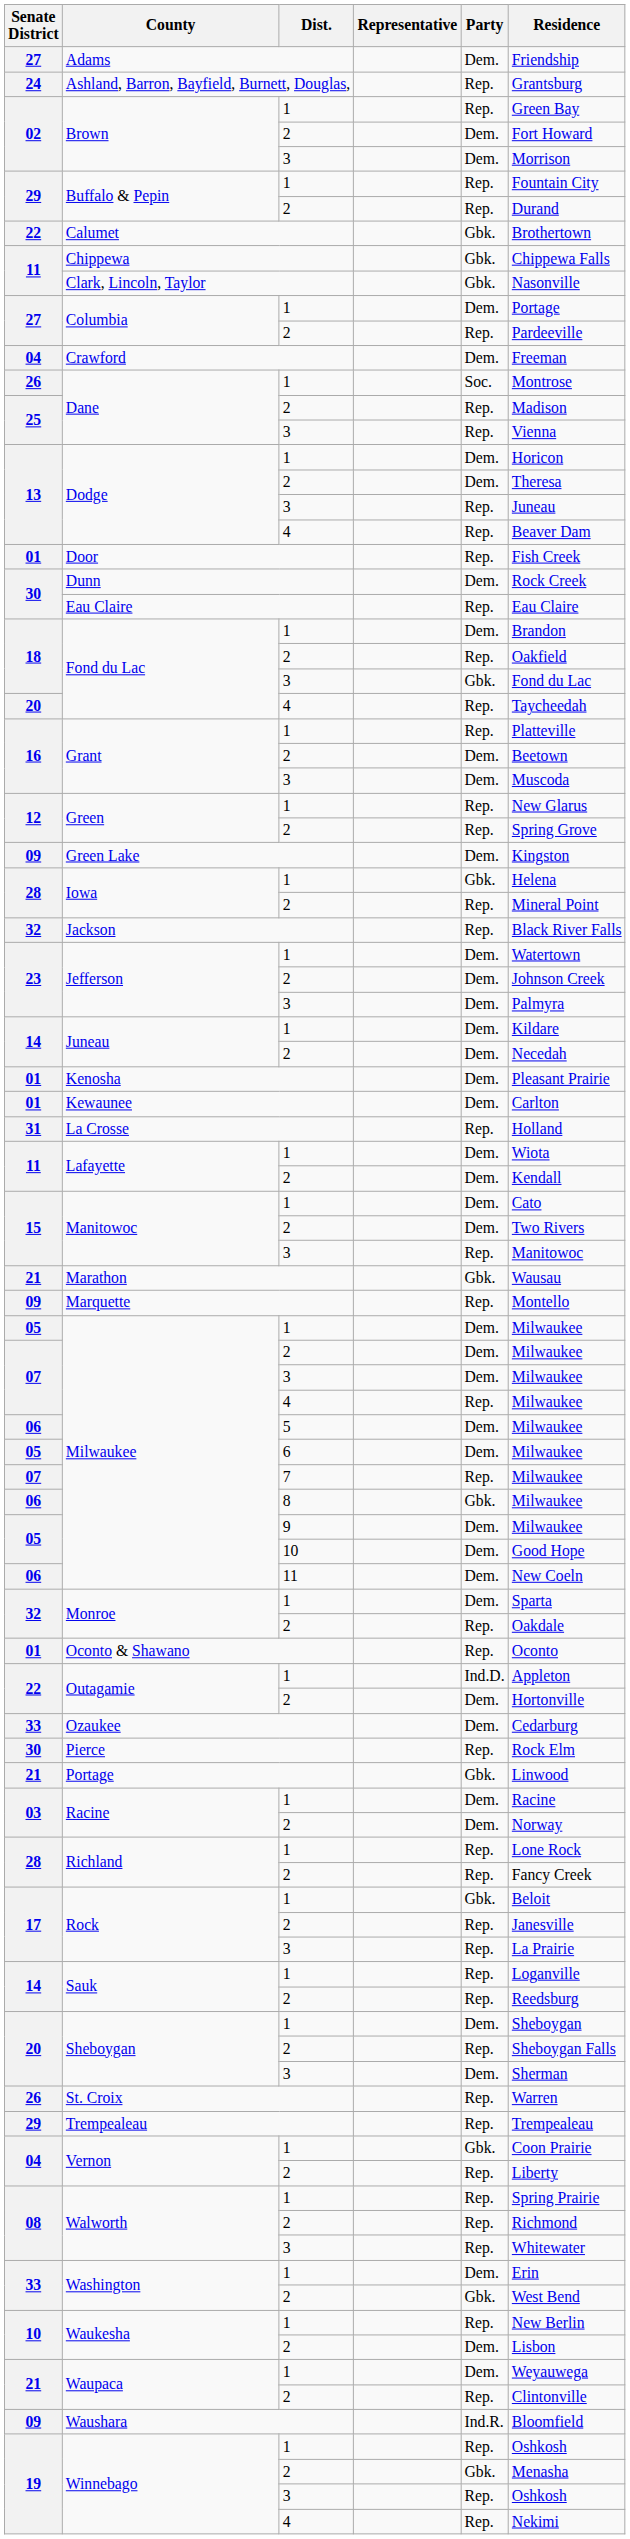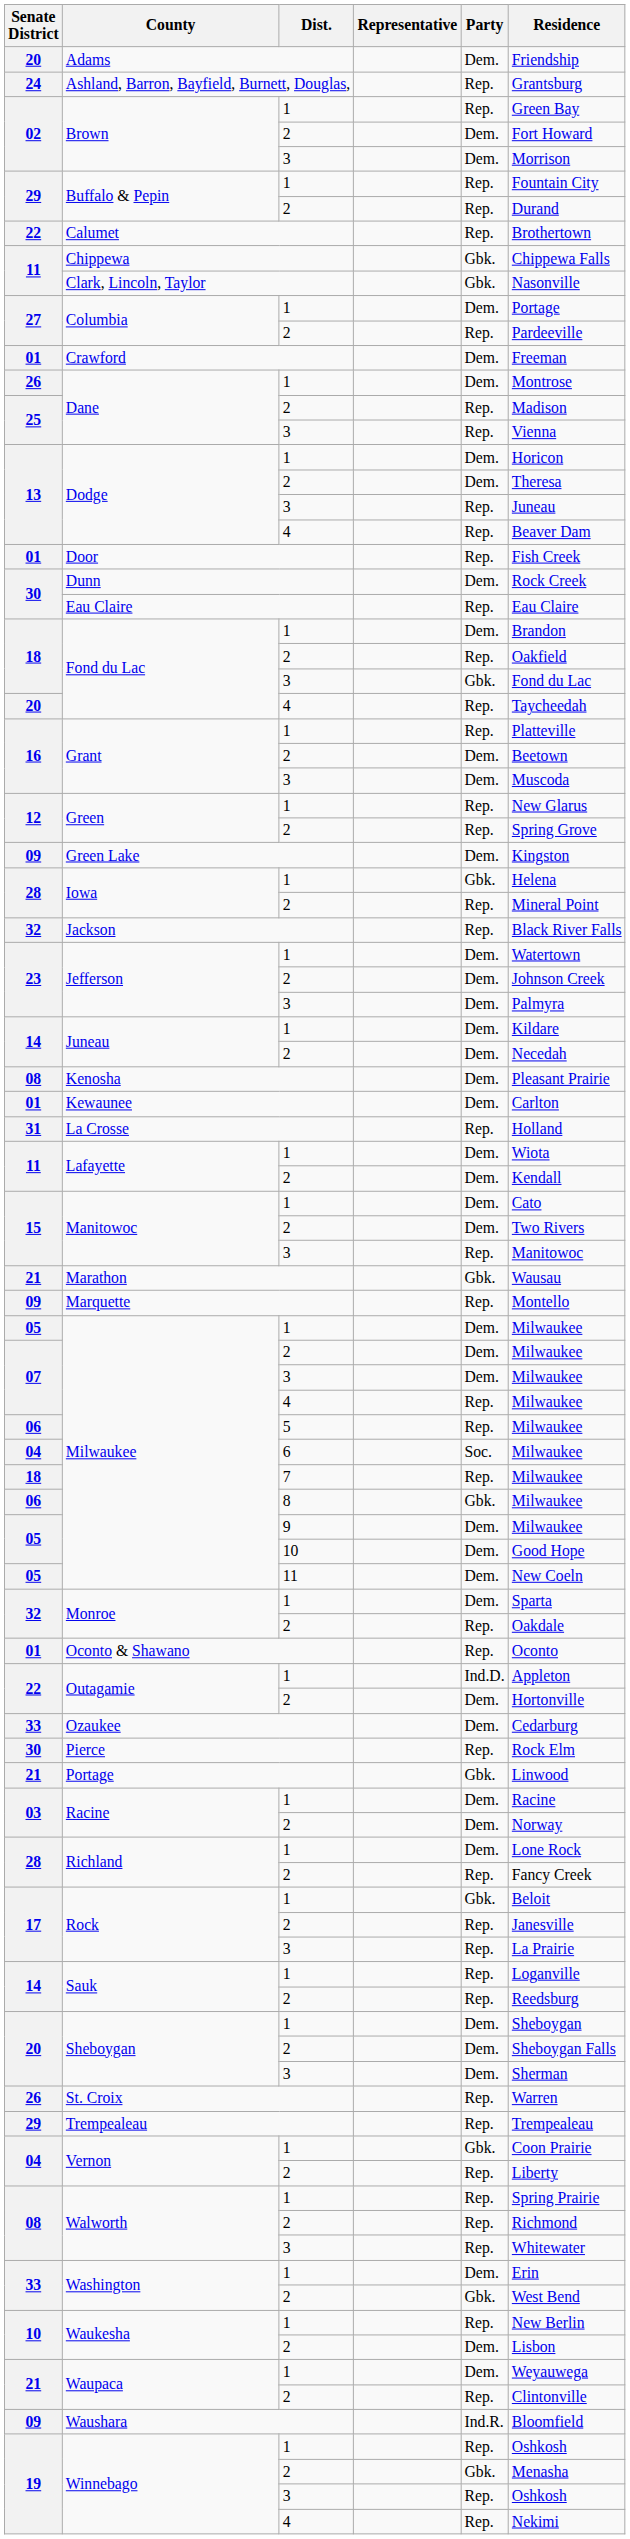(33, 59) 27 -> (33, 59) 20
(480, 233) Gbk. -> (479, 233) Rep.
(33, 357) 04 -> (33, 357) 01
(478, 382) Soc. -> (482, 382) Dem.
(33, 1079) 01 -> (33, 1079) 08
(482, 1427) Dem. -> (479, 1427) Rep.
(33, 1452) 05 -> (33, 1452) 04
(482, 1452) Dem. -> (478, 1452) Soc.
(33, 1476) 07 -> (33, 1476) 18
(33, 1576) 06 -> (33, 1576) 05
(479, 1849) Rep. -> (482, 1849) Dem.
(479, 2048) Rep. -> (482, 2048) Dem.
